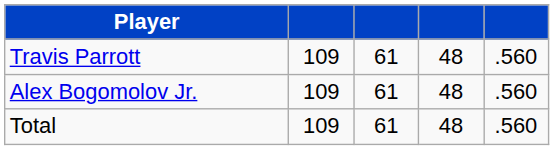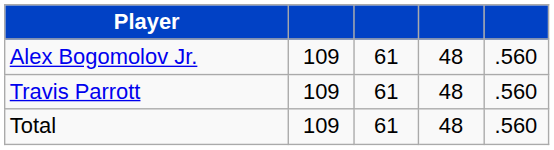rows swapped: (104, 91) <-> (75, 56)
